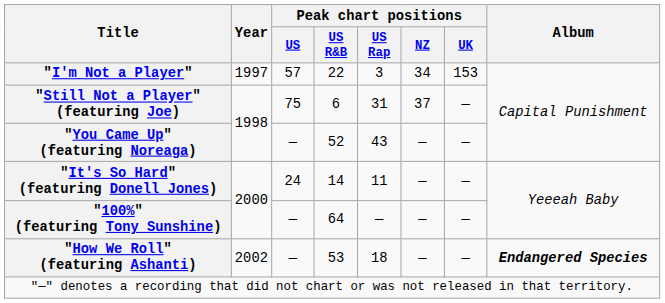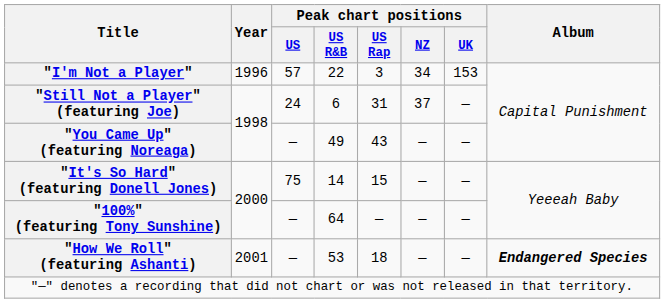(251, 74) 1997 -> (251, 74) 1996
(293, 104) 75 -> (293, 104) 24
(336, 143) 52 -> (336, 143) 49
(293, 181) 24 -> (293, 181) 75
(379, 181) 11 -> (379, 181) 15
(251, 258) 2002 -> (251, 258) 2001
